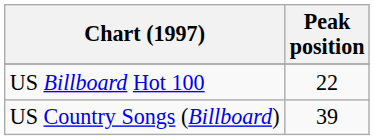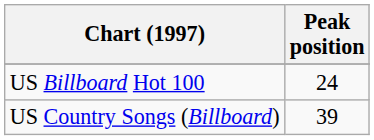(327, 81) 22 -> (327, 81) 24
